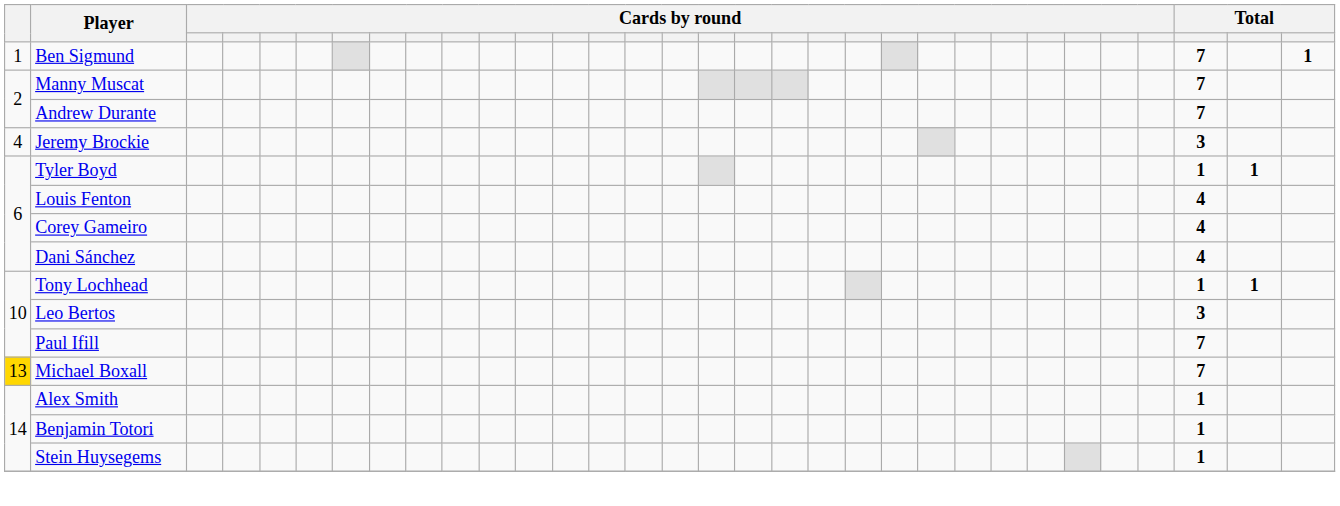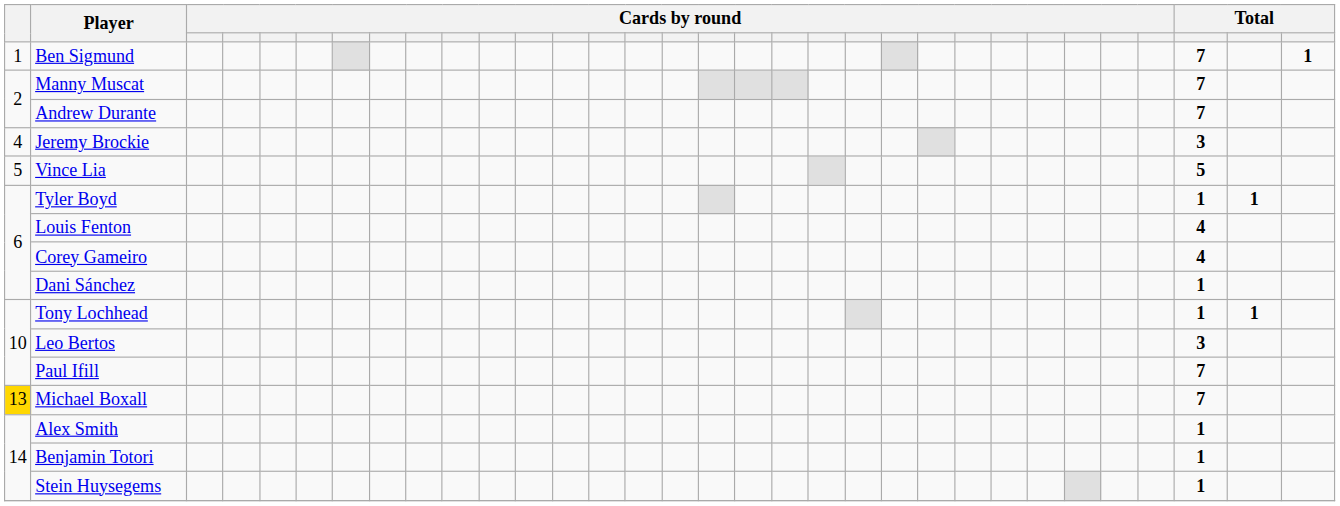+ row: (70, 170)
(1201, 256) 4 -> (1201, 285) 1
